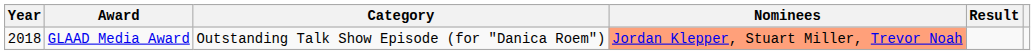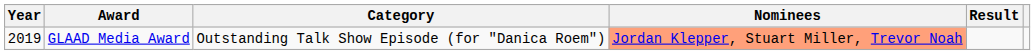(25, 39) 2018 -> (25, 39) 2019
